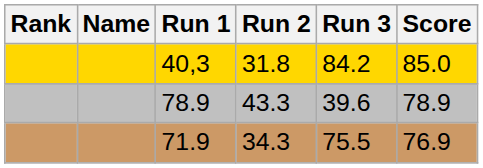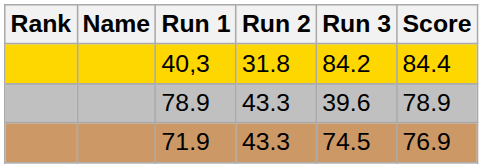(427, 63) 85.0 -> (427, 63) 84.4
(266, 142) 34.3 -> (266, 142) 43.3
(346, 142) 75.5 -> (346, 142) 74.5
